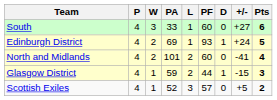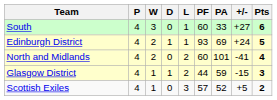columns swapped: (223, 12) <-> (172, 12)
